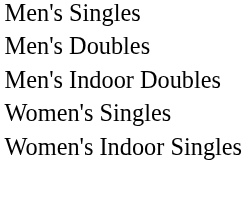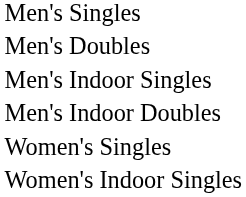+ row: (108, 79)
